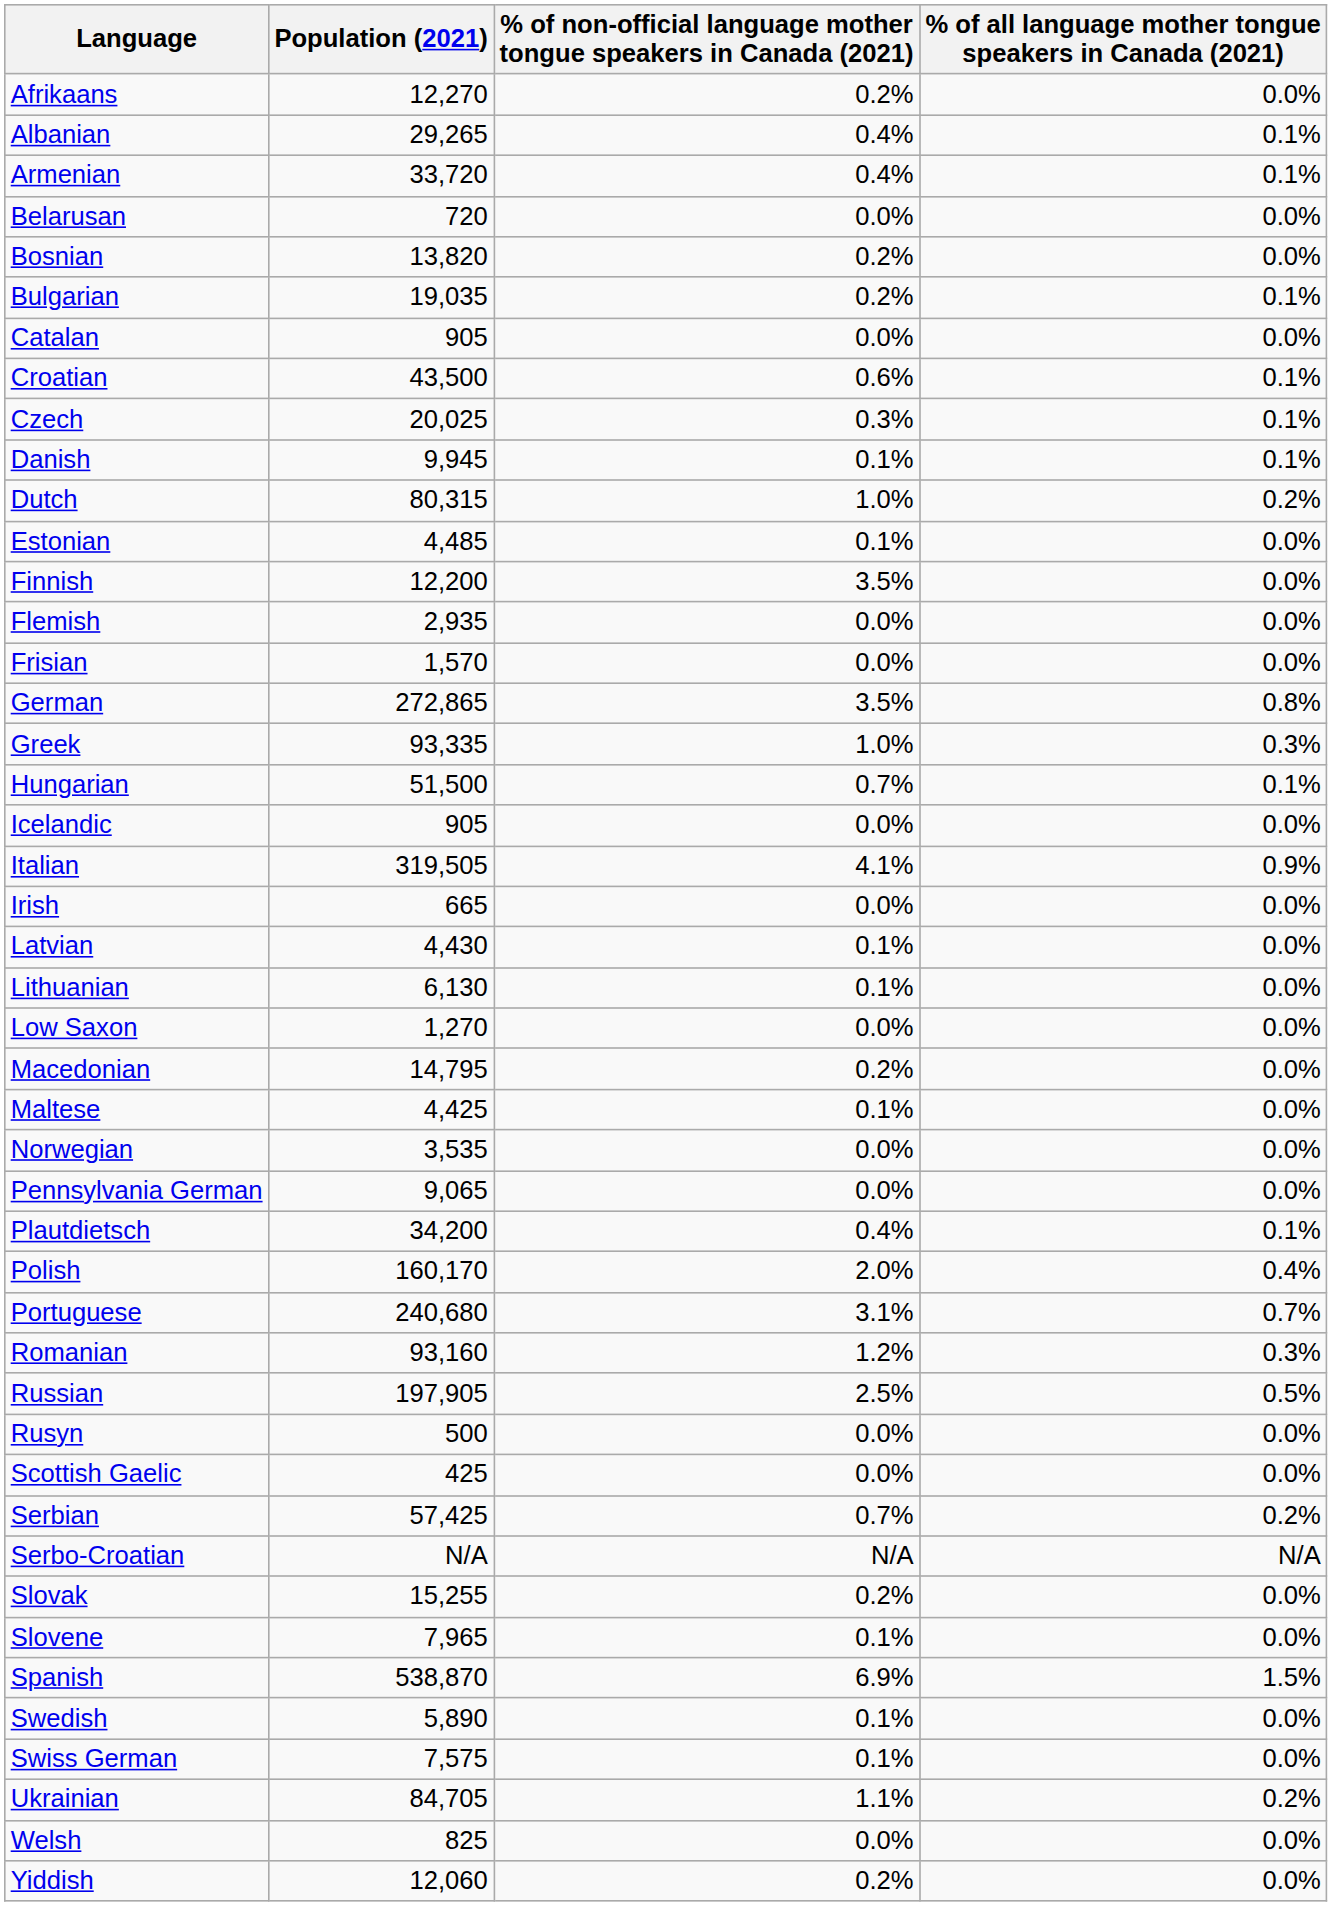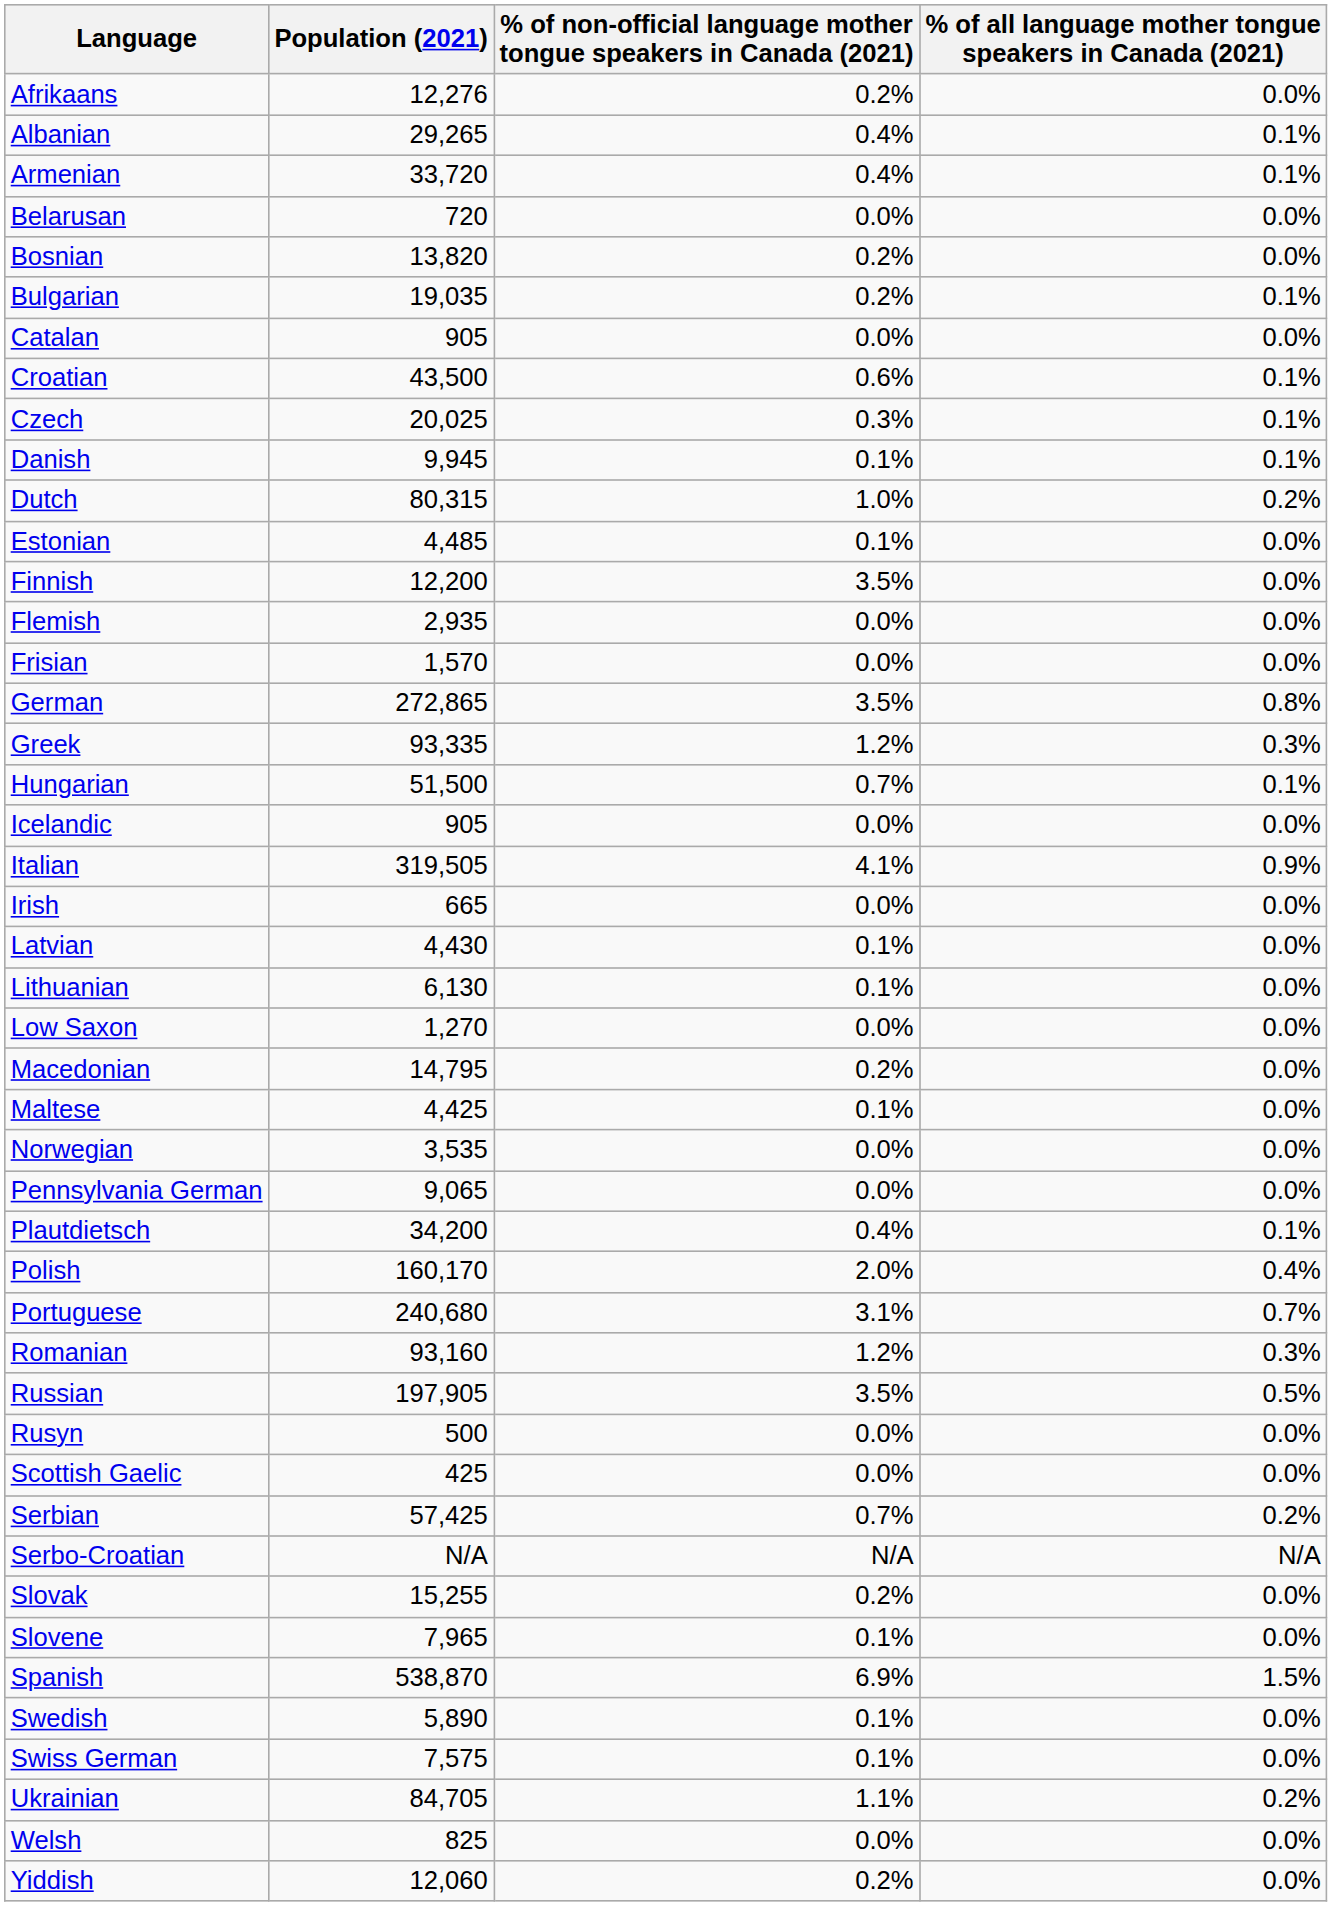(449, 94) 12,270 -> (449, 94) 12,276
(884, 743) 1.0% -> (884, 743) 1.2%
(884, 1393) 2.5% -> (884, 1393) 3.5%
